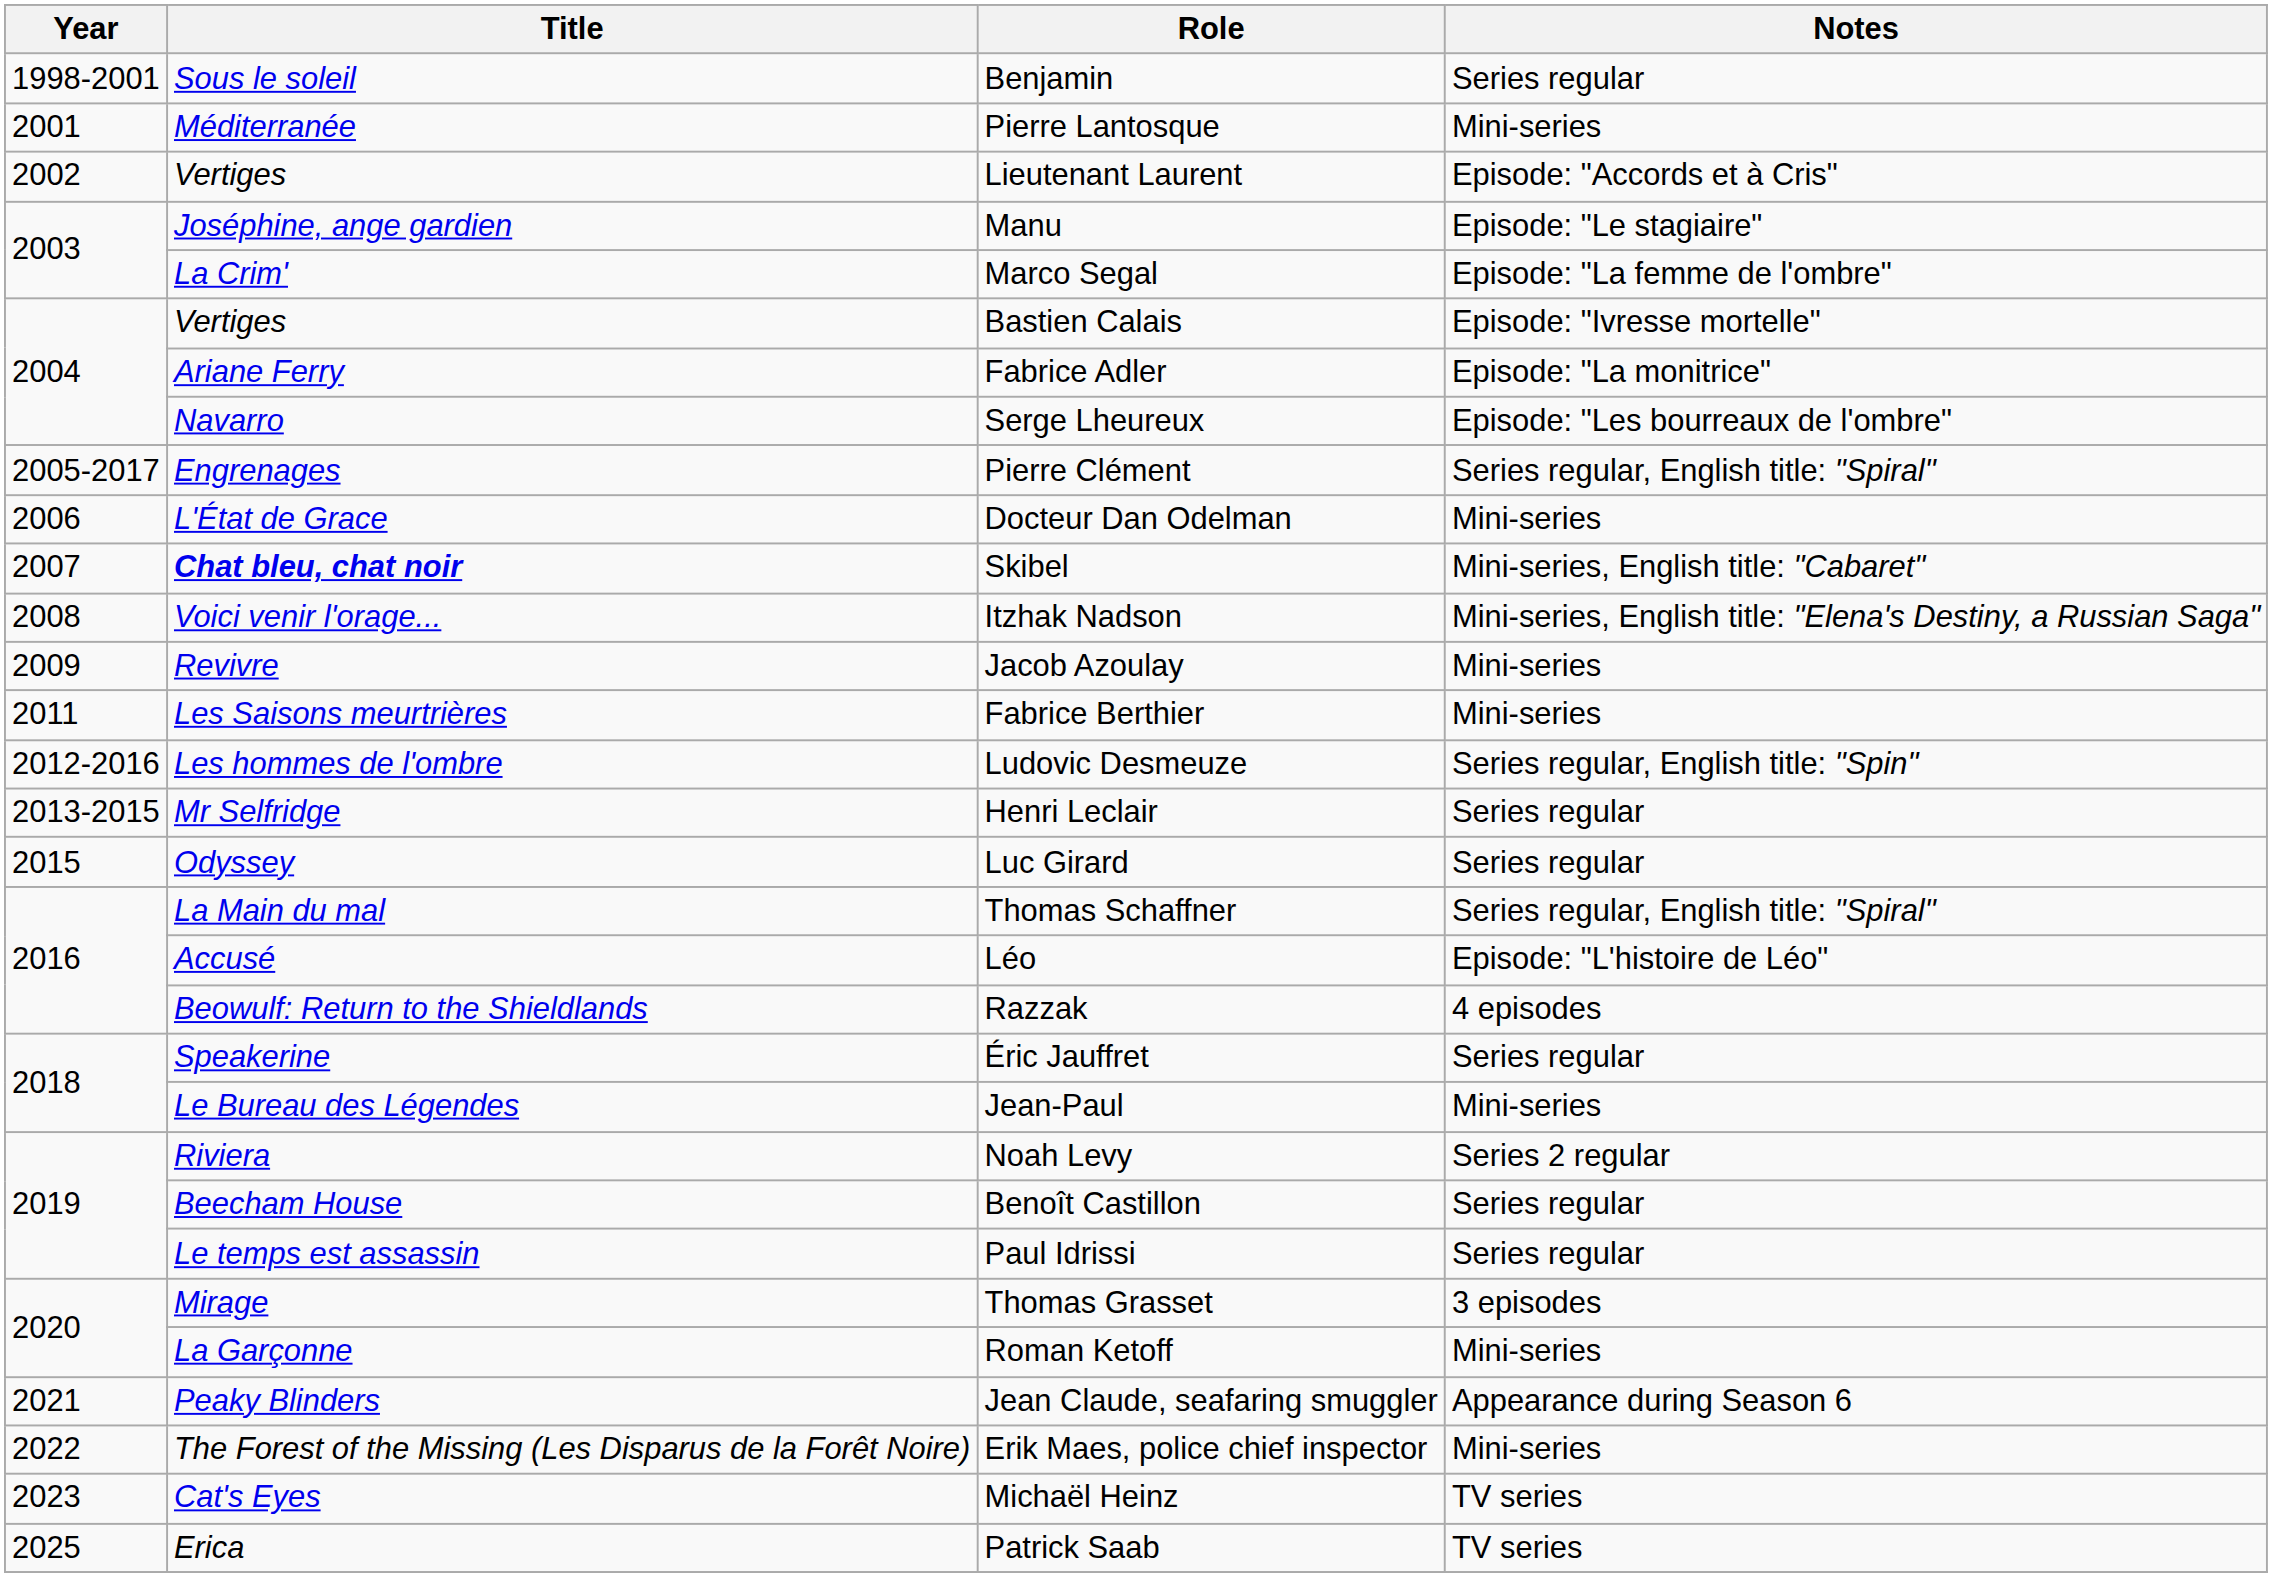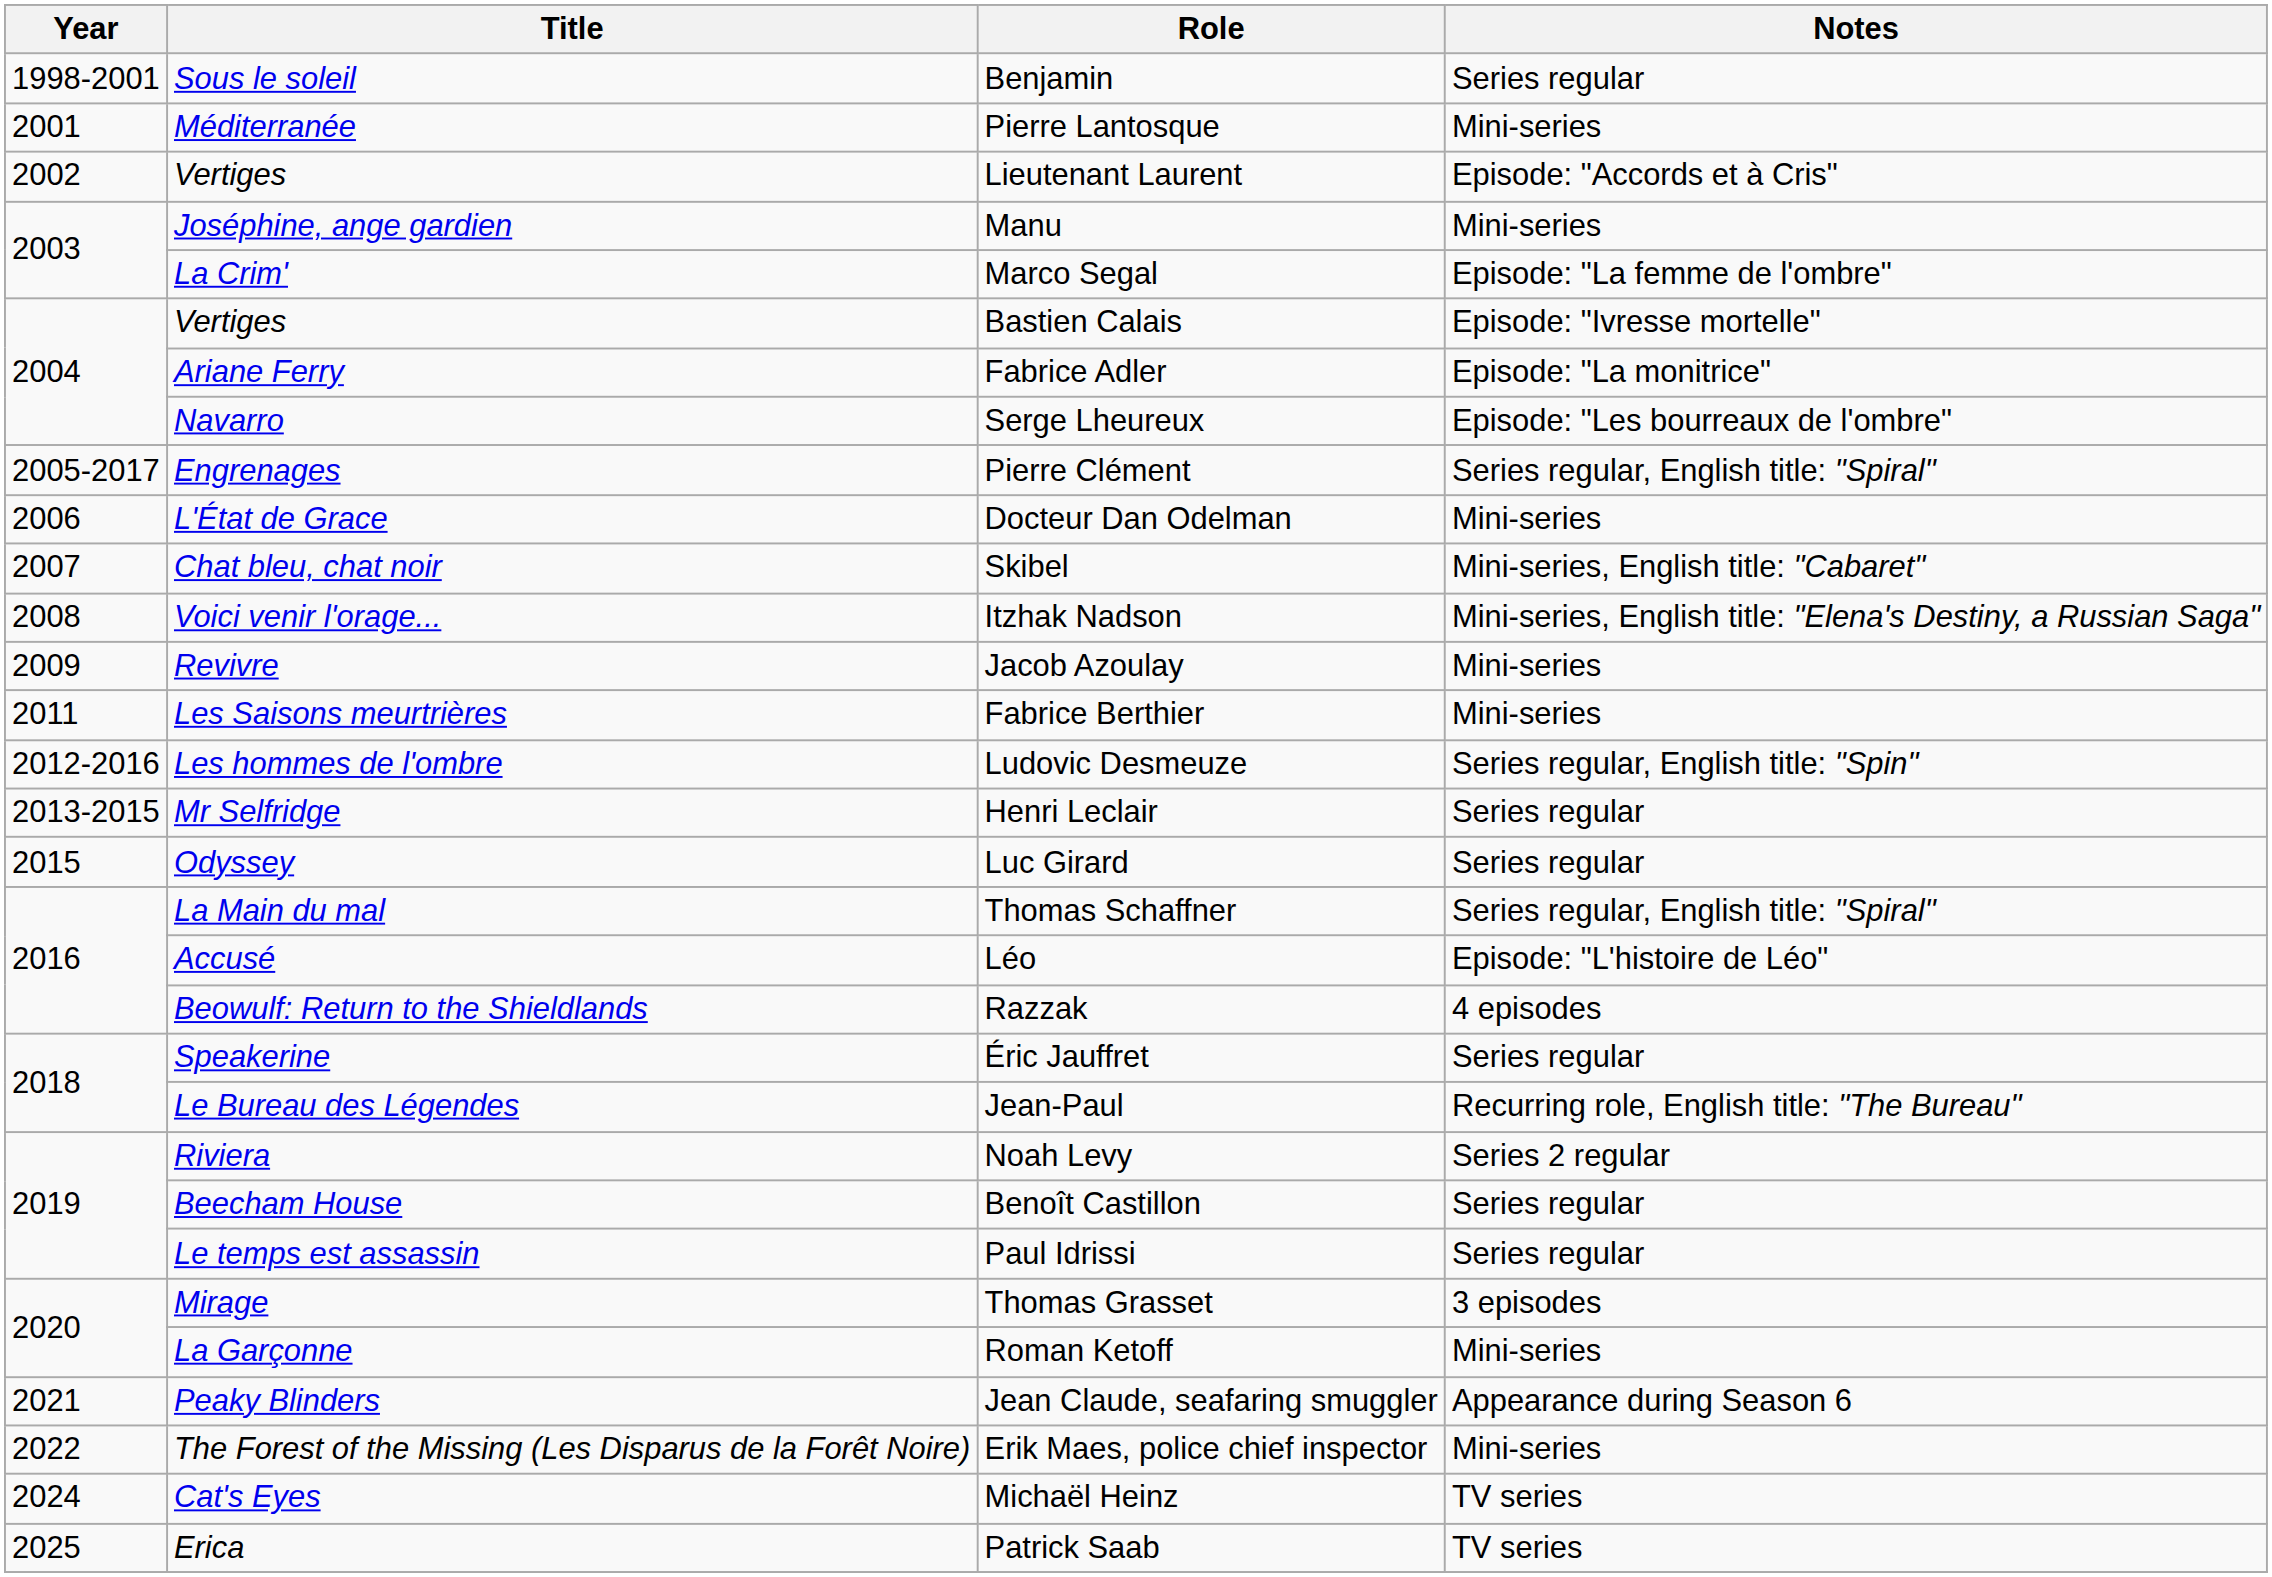(1607, 224) Episode: "Le stagiaire" -> (1527, 224) Mini-series
(318, 567) bold -> (308, 567) normal
(1527, 1106) Mini-series -> (1737, 1106) Recurring role, English title: "The Bureau"
(46, 1498) 2023 -> (46, 1498) 2024
